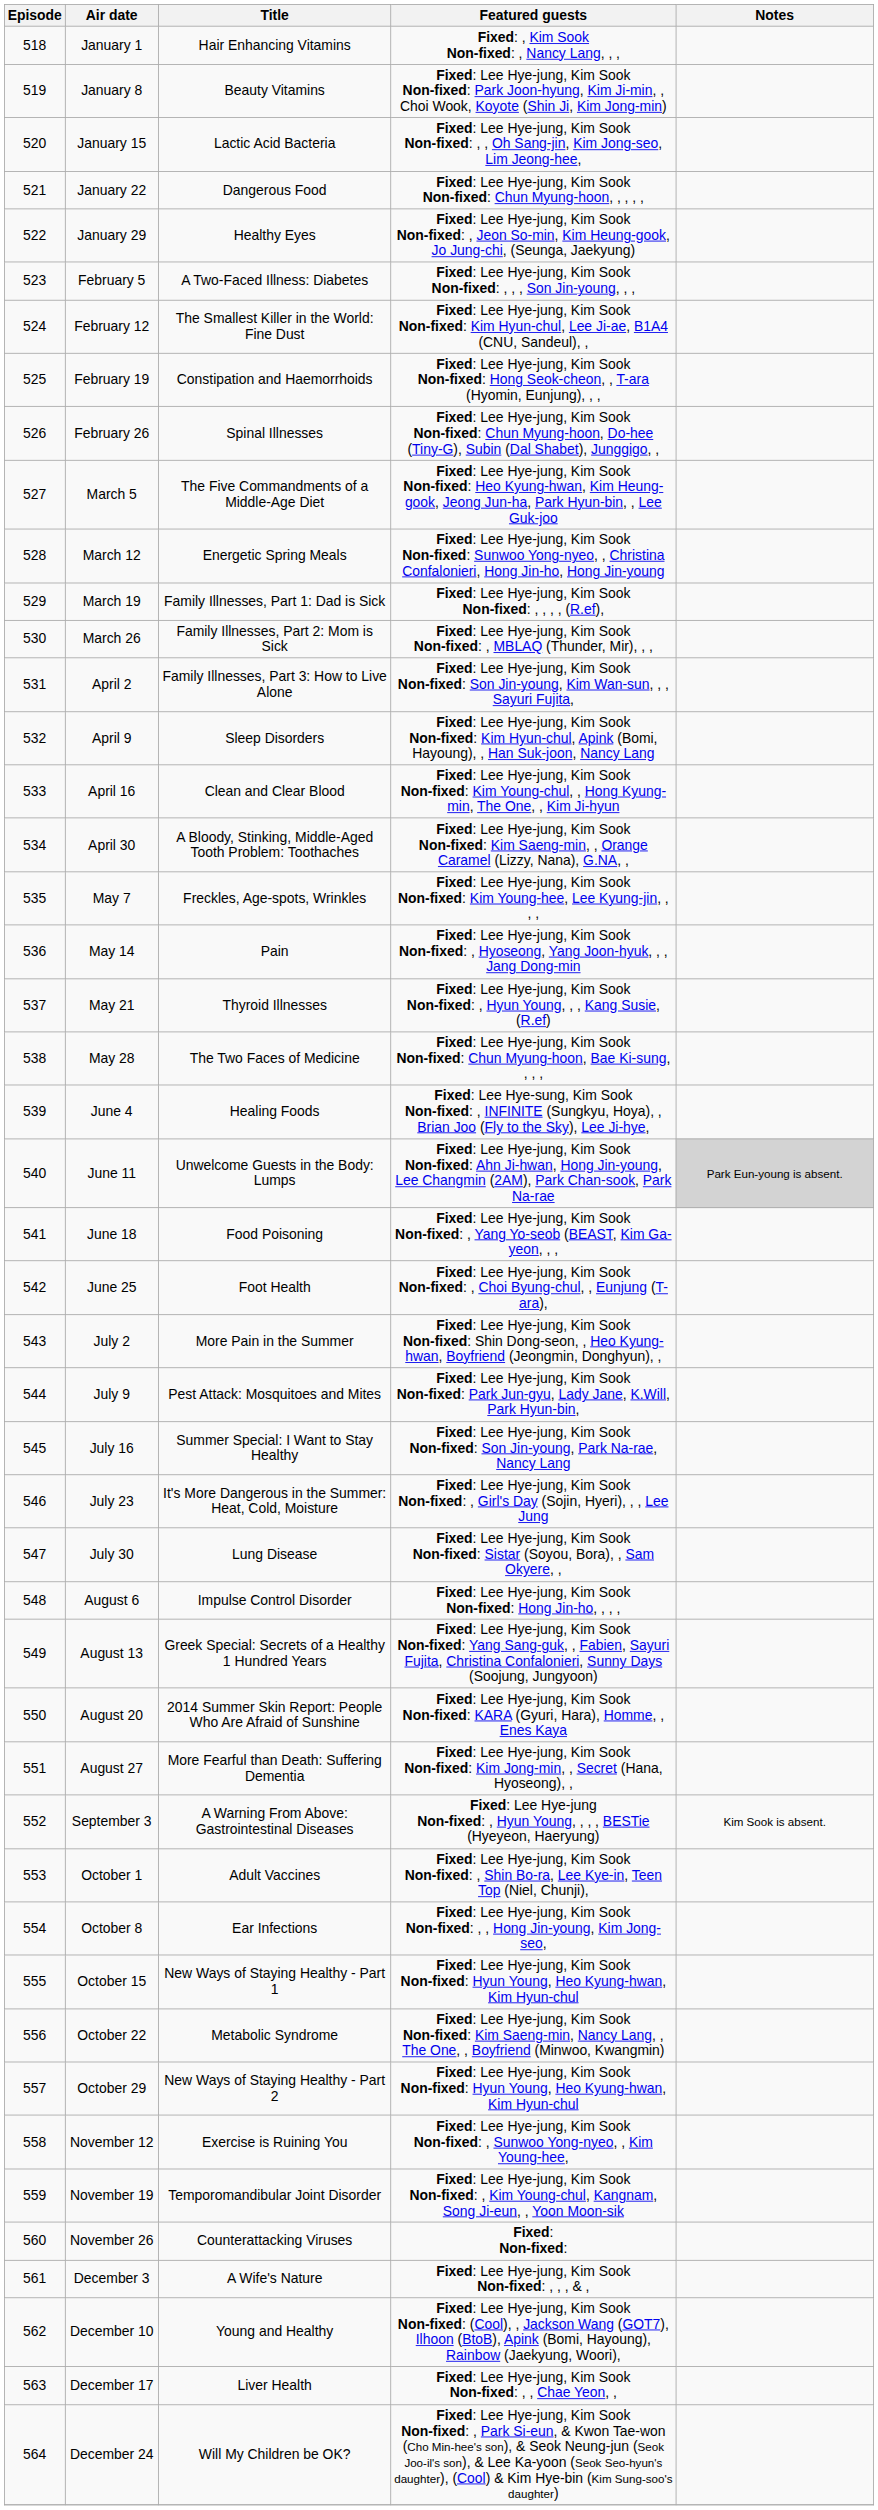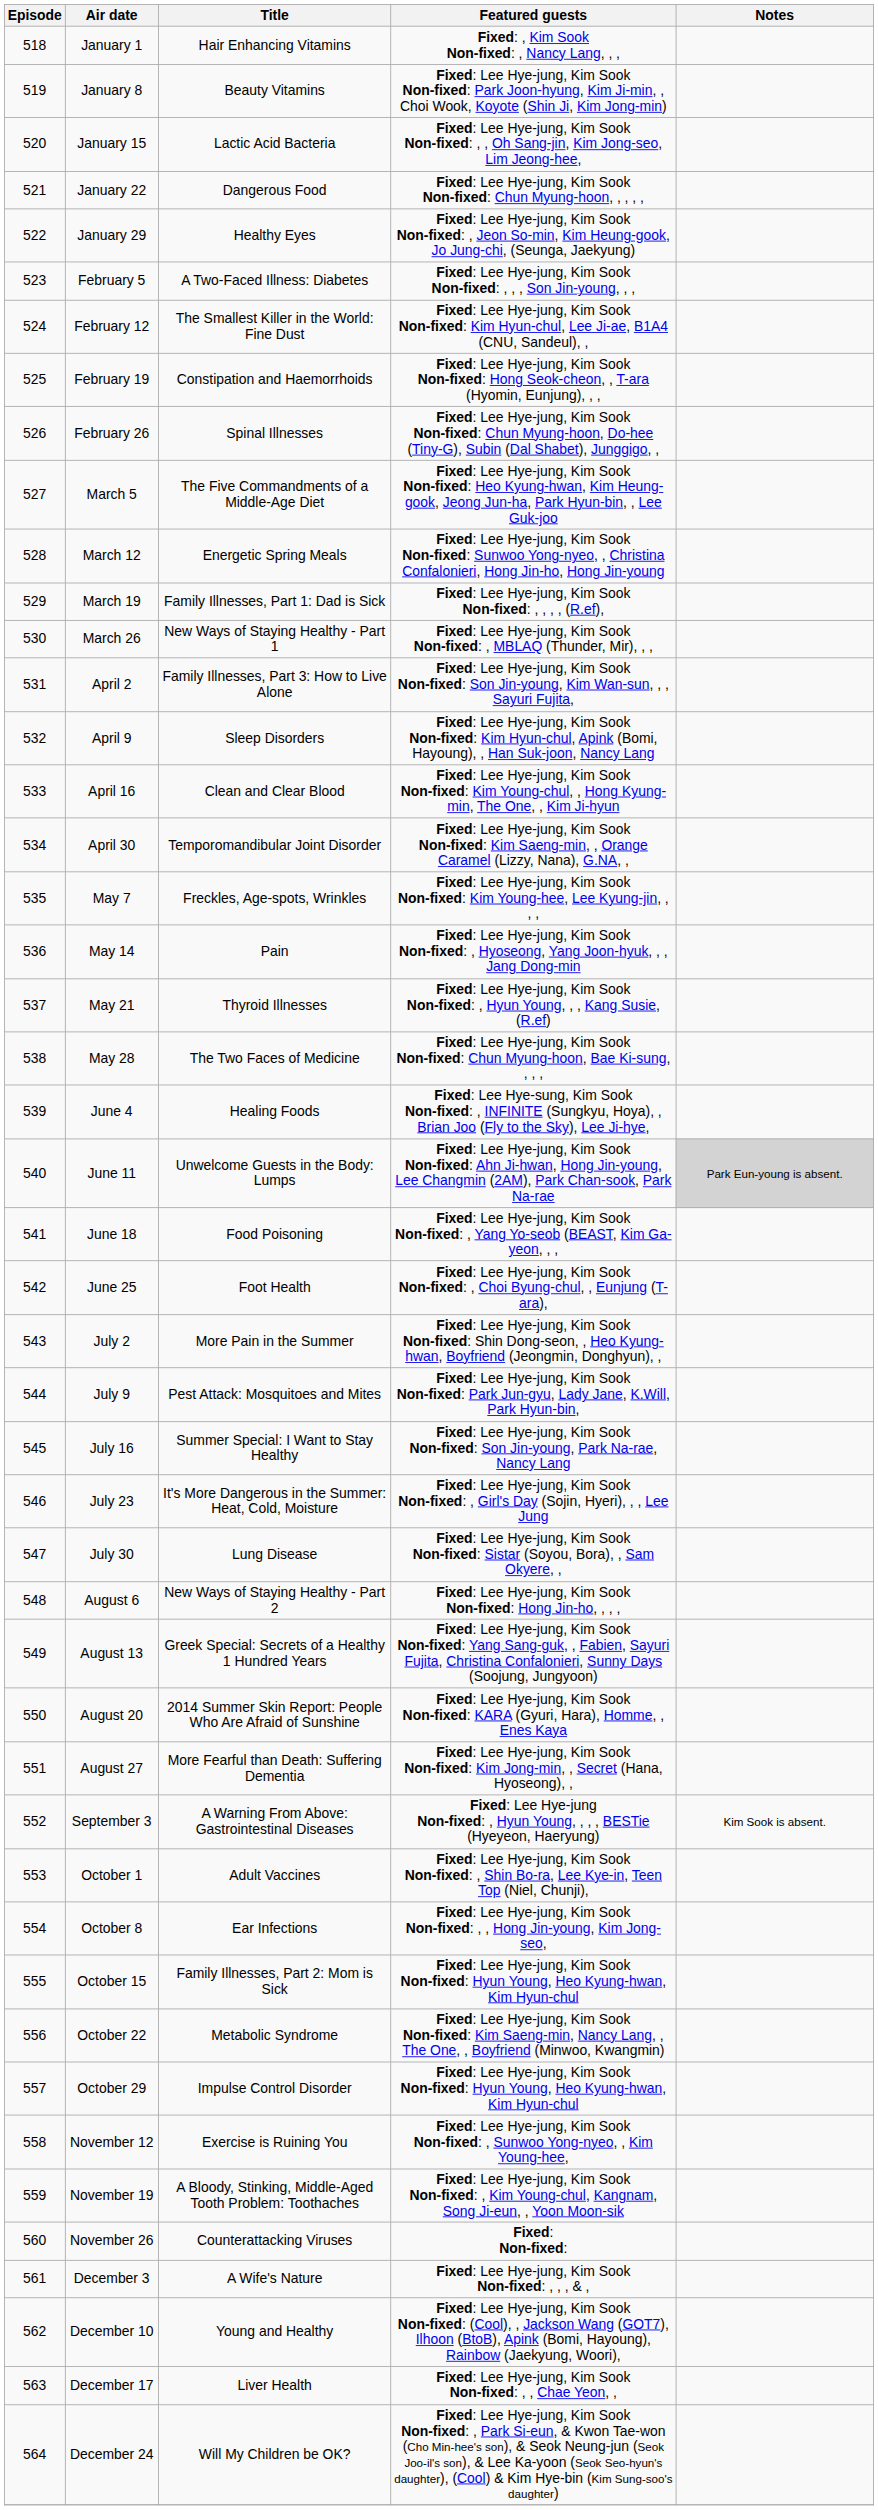(275, 639) Family Illnesses, Part 2: Mom is Sick -> (275, 639) New Ways of Staying Healthy - Part 1
(275, 844) A Bloody, Stinking, Middle-Aged Tooth Problem: Toothaches -> (275, 844) Temporomandibular Joint Disorder
(275, 1600) Impulse Control Disorder -> (275, 1600) New Ways of Staying Healthy - Part 2
(275, 1981) New Ways of Staying Healthy - Part 1 -> (275, 1981) Family Illnesses, Part 2: Mom is Sick
(275, 2088) New Ways of Staying Healthy - Part 2 -> (275, 2088) Impulse Control Disorder
(275, 2195) Temporomandibular Joint Disorder -> (275, 2195) A Bloody, Stinking, Middle-Aged Tooth Problem: Toothaches
